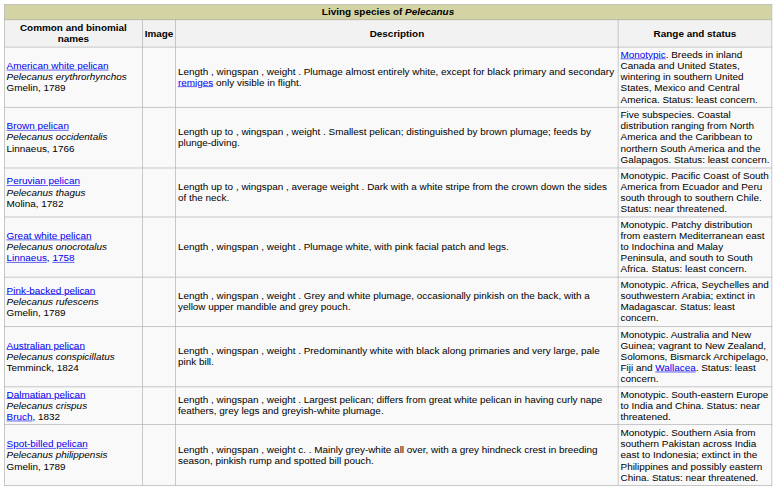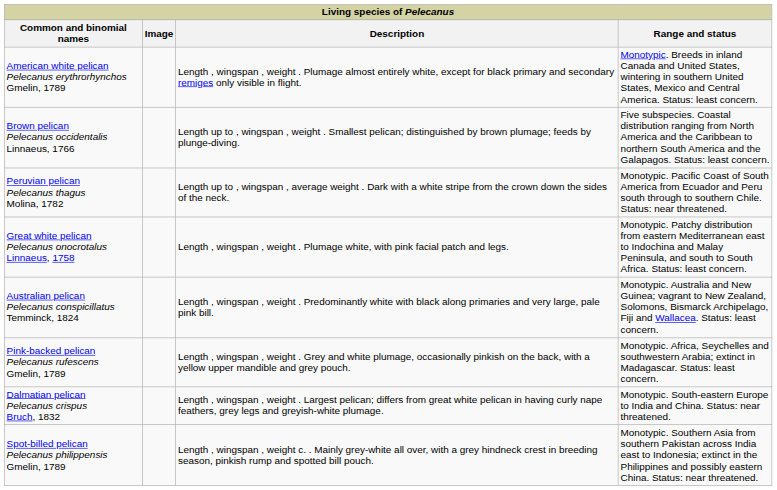rows swapped: (61, 356) <-> (53, 302)
